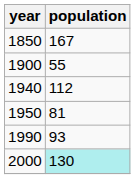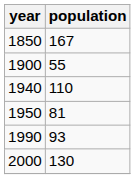(61, 88) 112 -> (61, 88) 110
(61, 161) paleturquoise background -> (61, 161) no background
